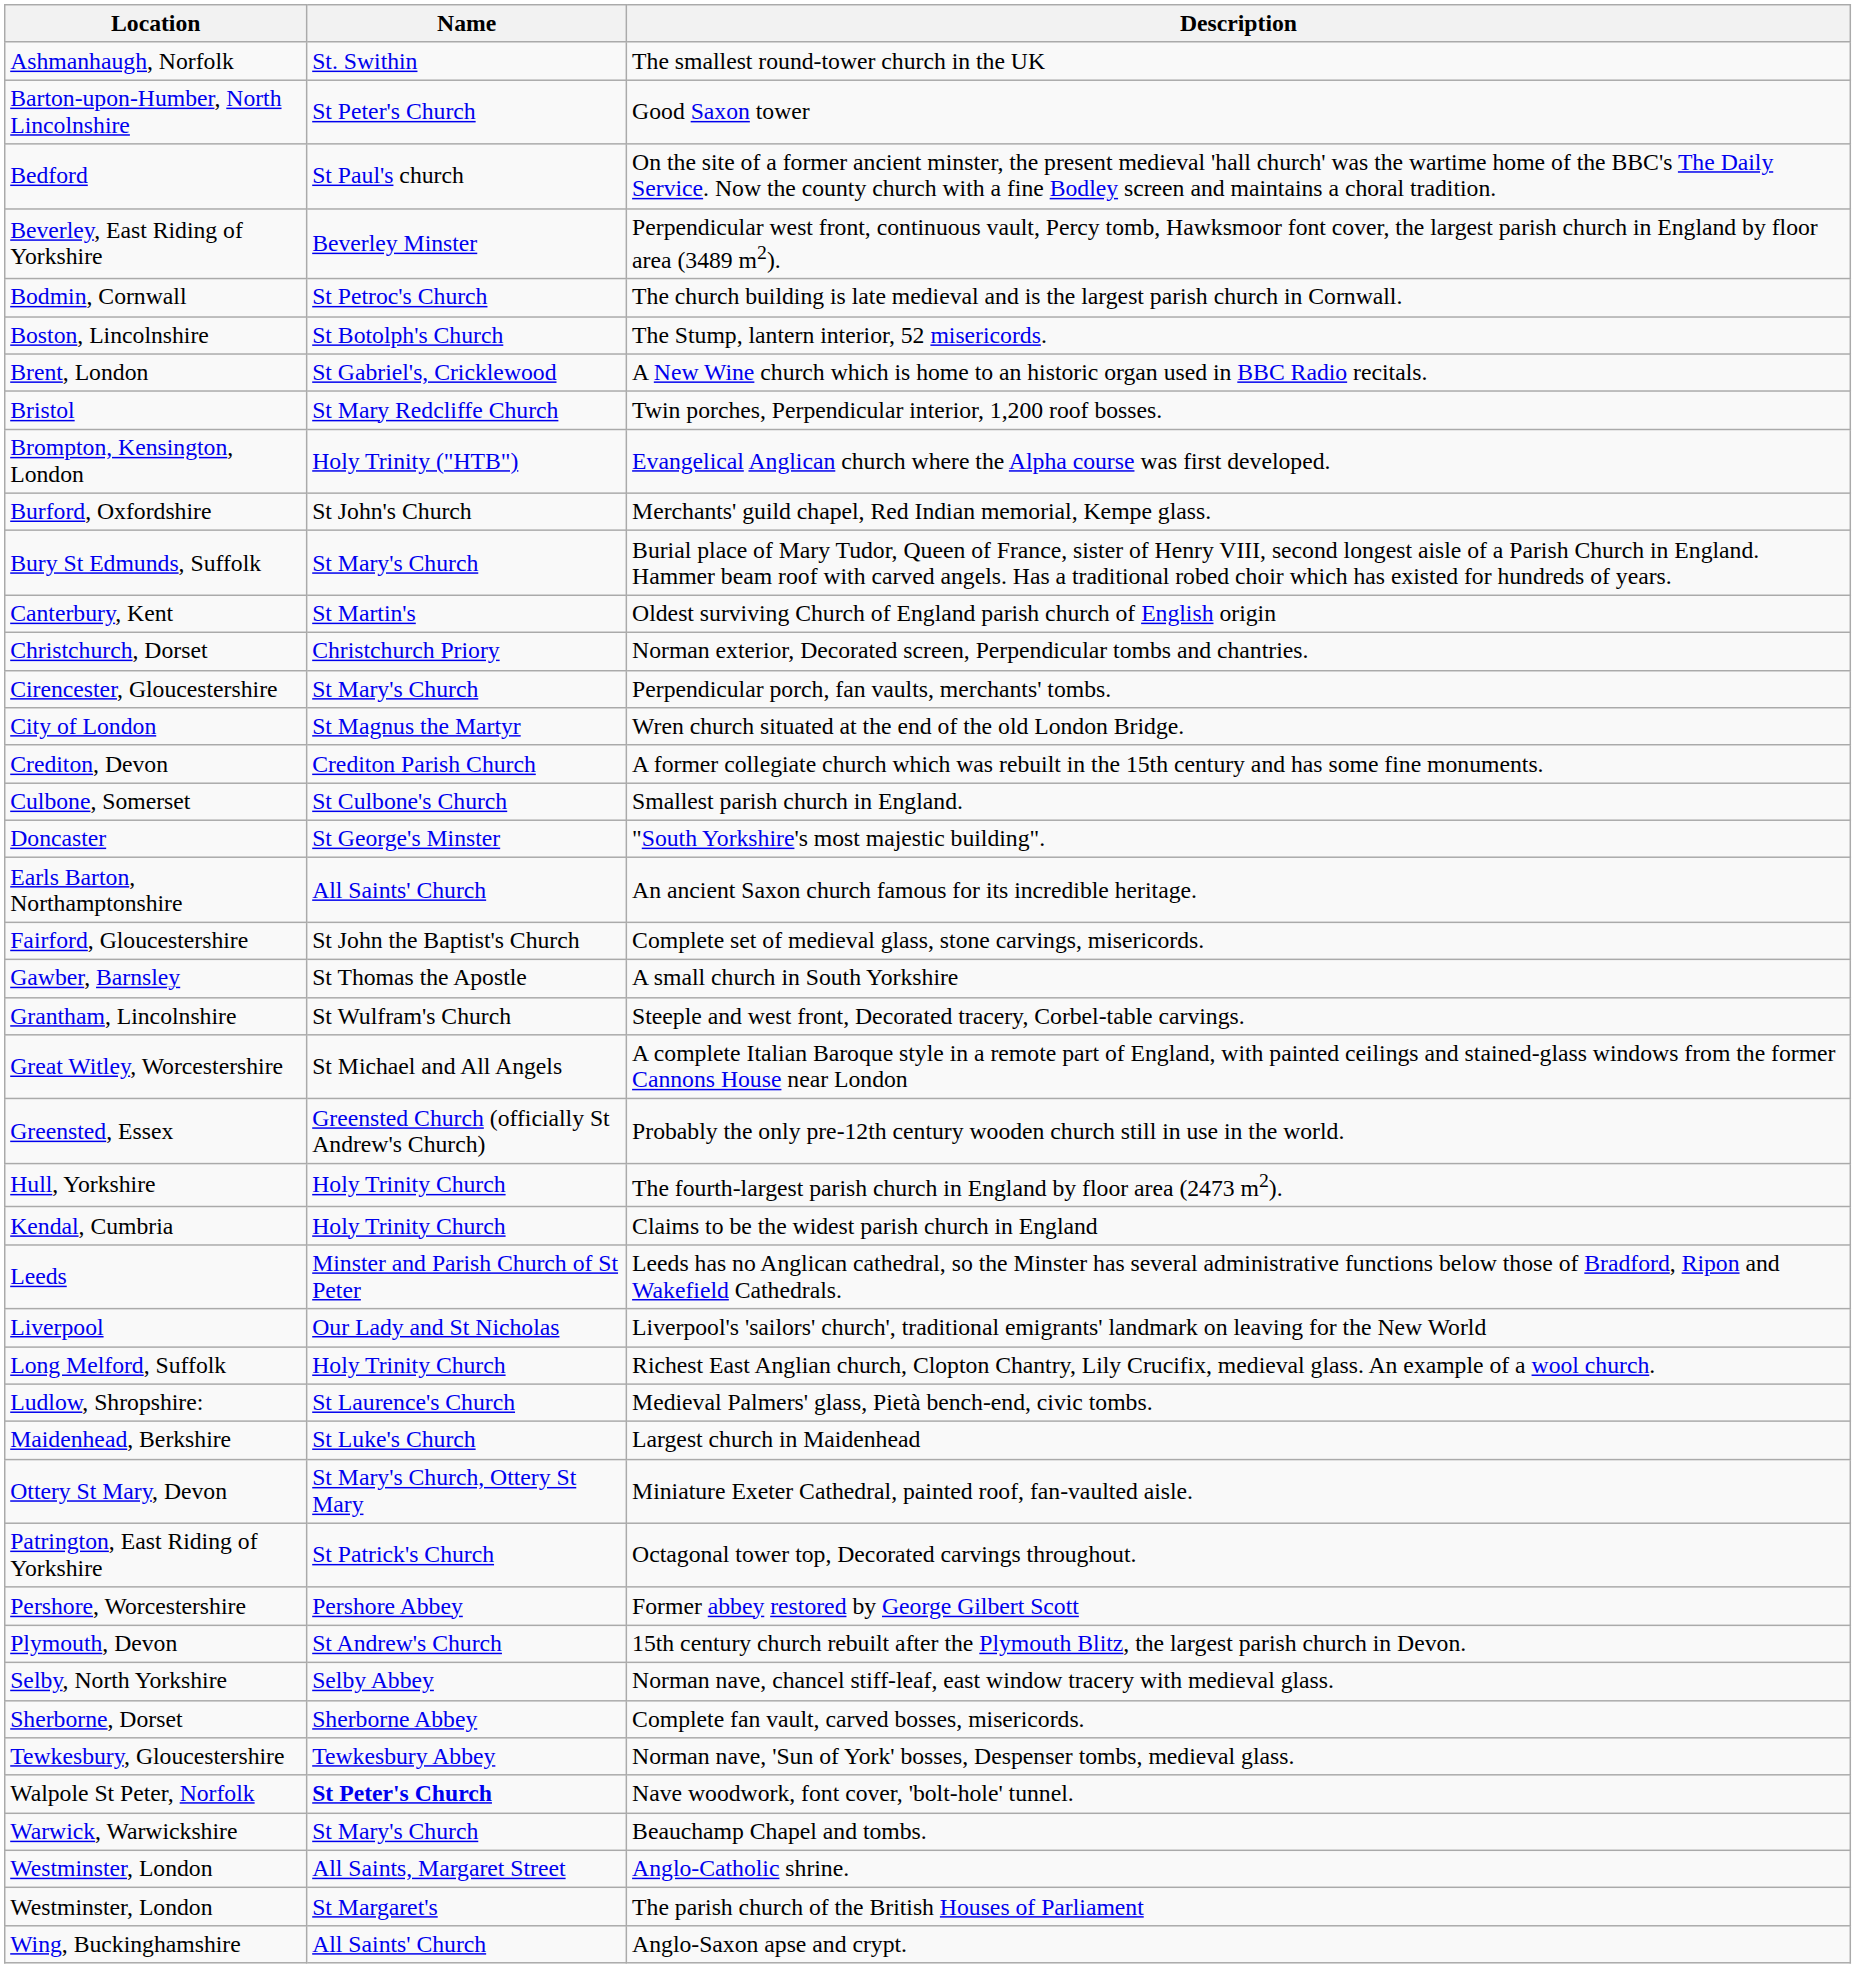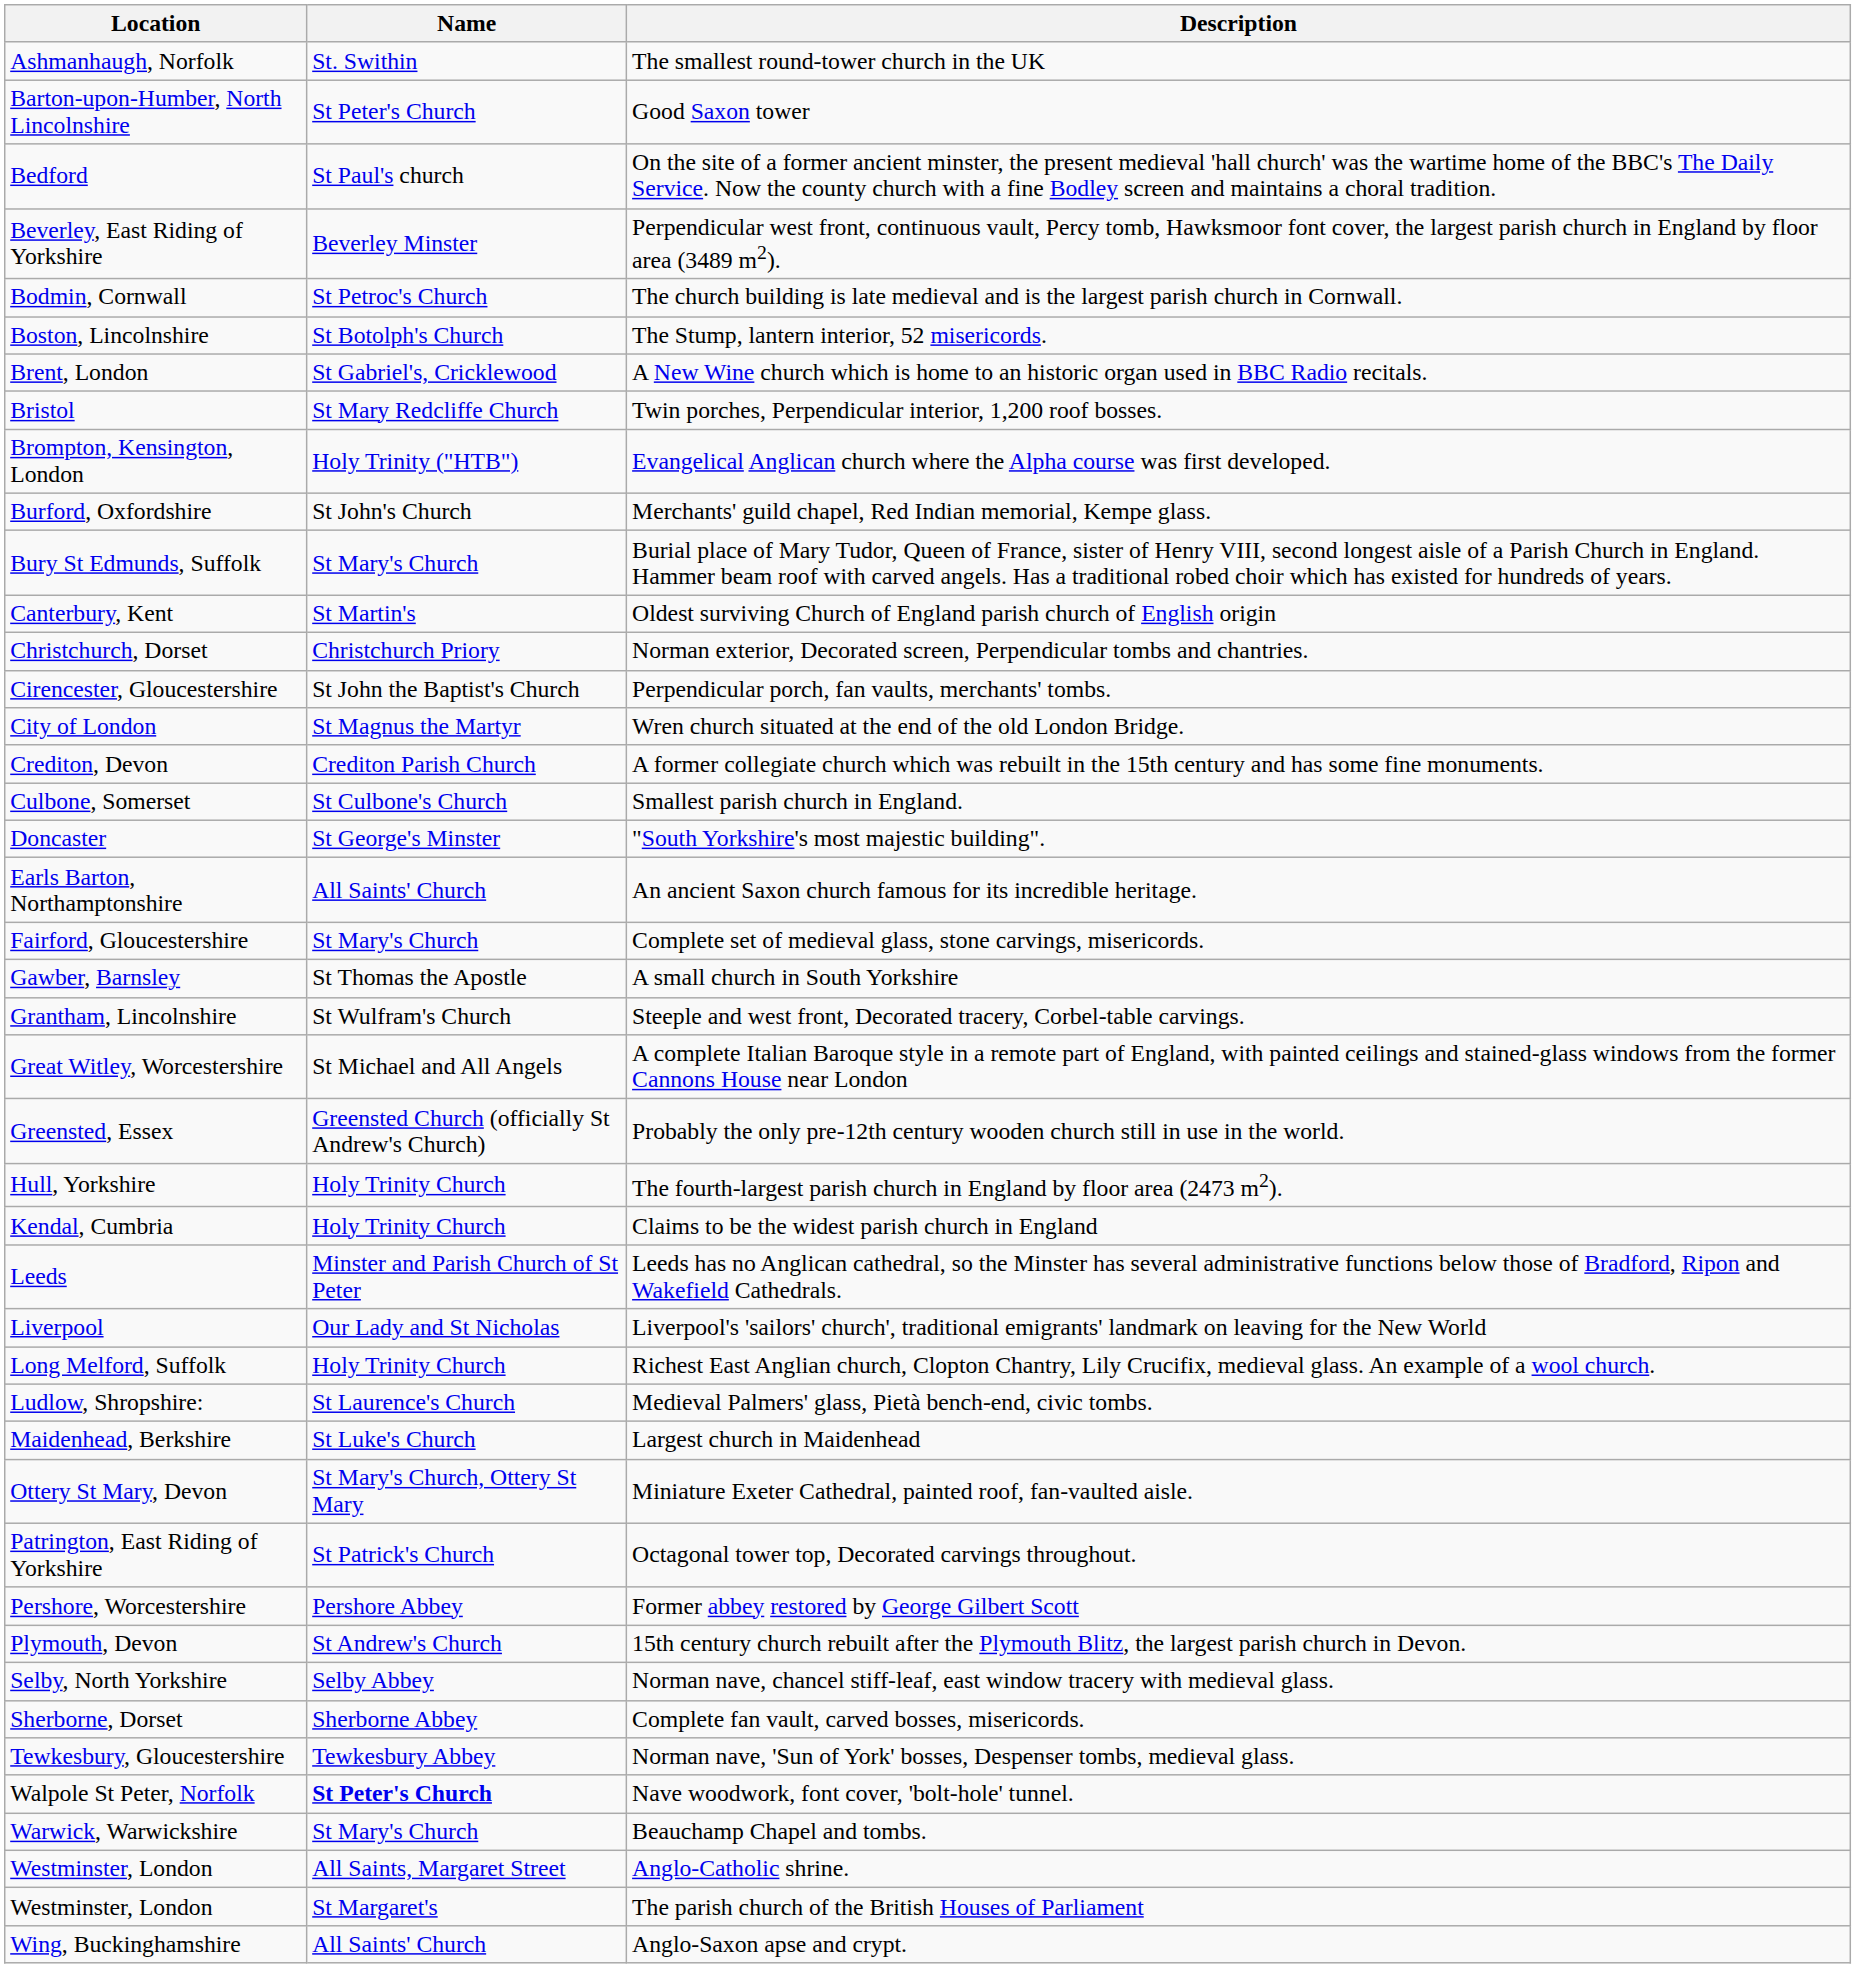(395, 688) St Mary's Church -> (446, 688) St John the Baptist's Church
(446, 940) St John the Baptist's Church -> (395, 940) St Mary's Church
